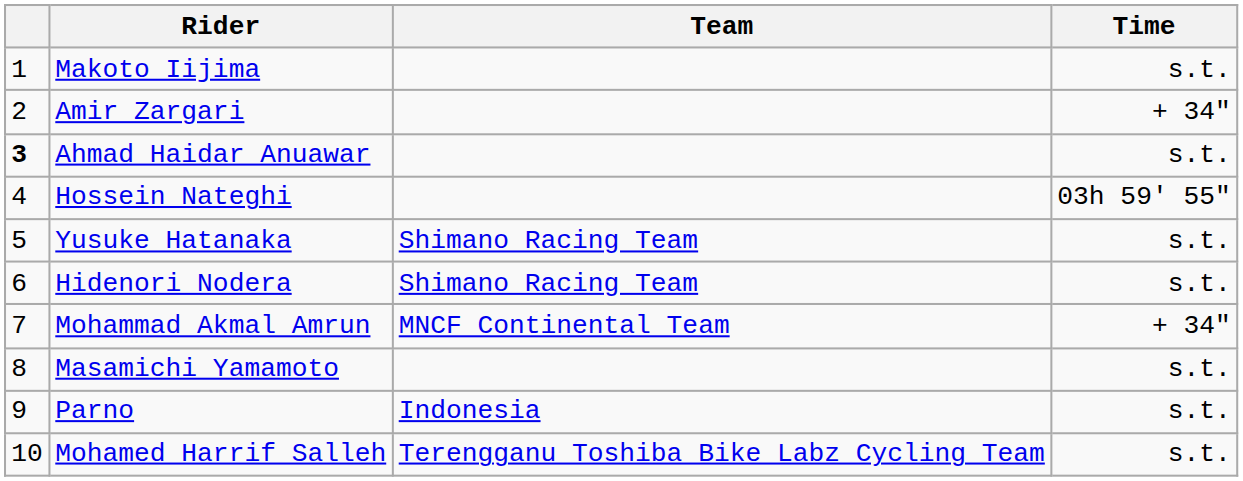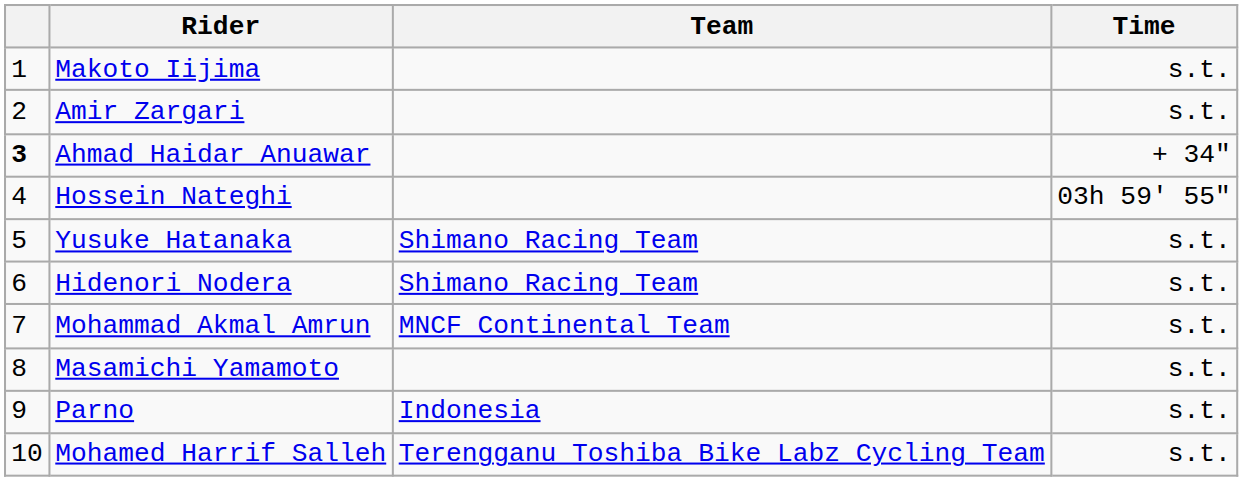(1191, 112) + 34" -> (1199, 112) s.t.
(1199, 155) s.t. -> (1191, 155) + 34"
(1191, 326) + 34" -> (1199, 326) s.t.
